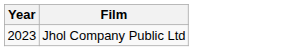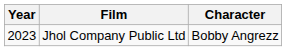+ column: (235, 14)
